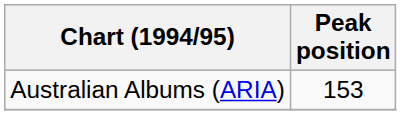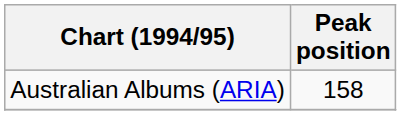(343, 89) 153 -> (343, 89) 158
